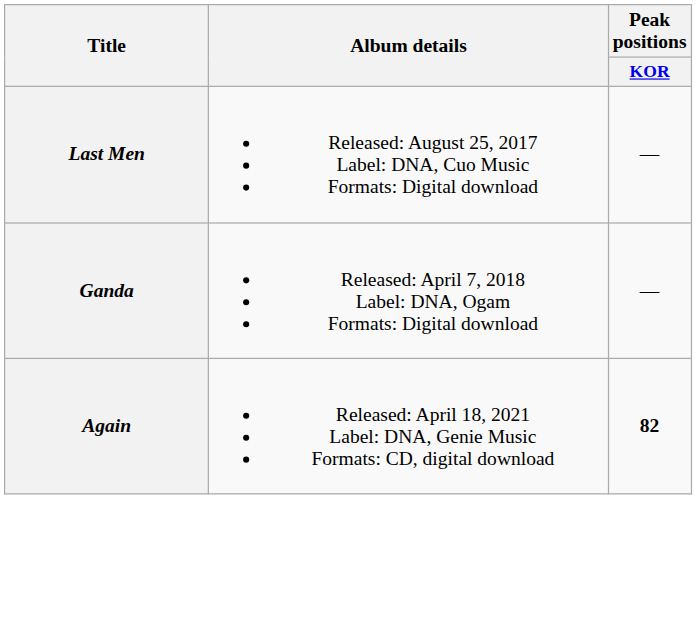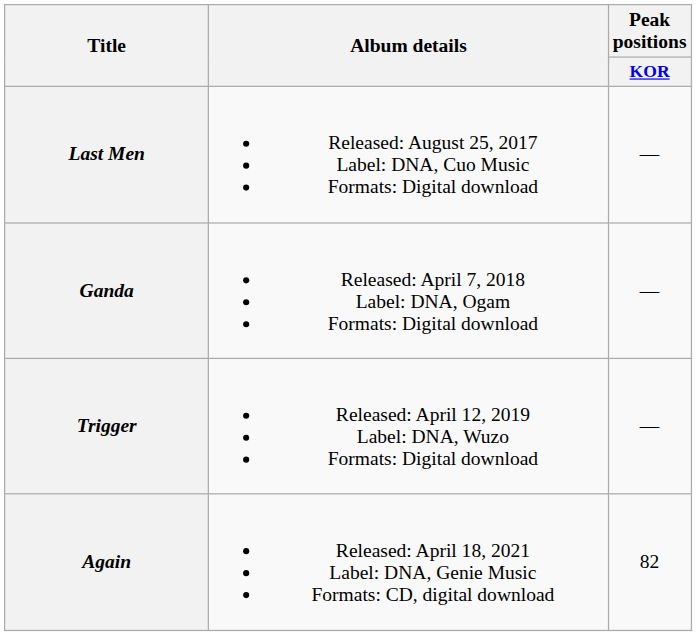+ row: (107, 426)
(650, 426) bold -> (650, 561) normal
